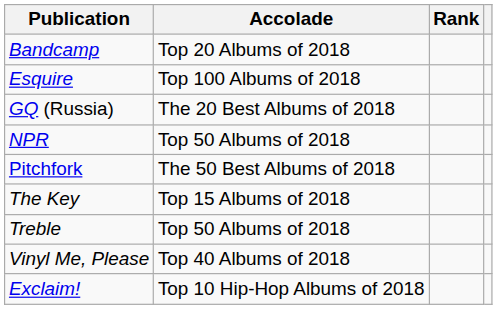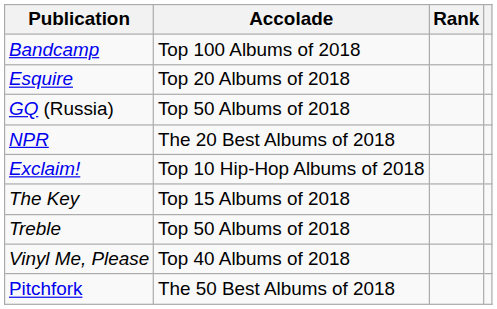(254, 49) Top 20 Albums of 2018 -> (259, 49) Top 100 Albums of 2018
(259, 79) Top 100 Albums of 2018 -> (254, 79) Top 20 Albums of 2018
(277, 109) The 20 Best Albums of 2018 -> (254, 109) Top 50 Albums of 2018
(254, 139) Top 50 Albums of 2018 -> (277, 139) The 20 Best Albums of 2018
rows swapped: (46, 169) <-> (45, 288)
